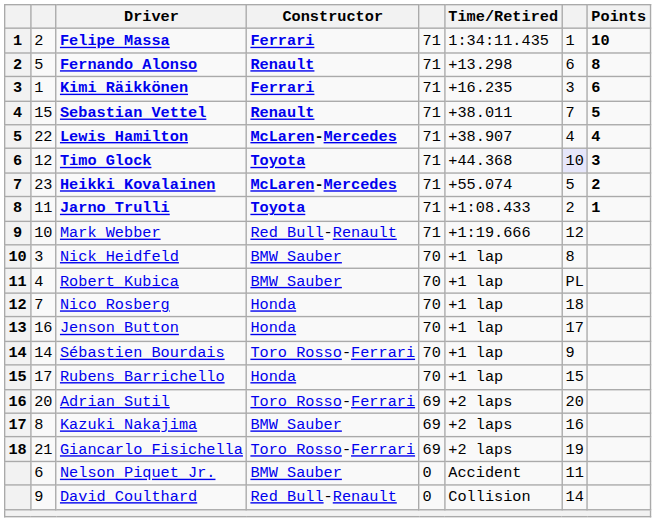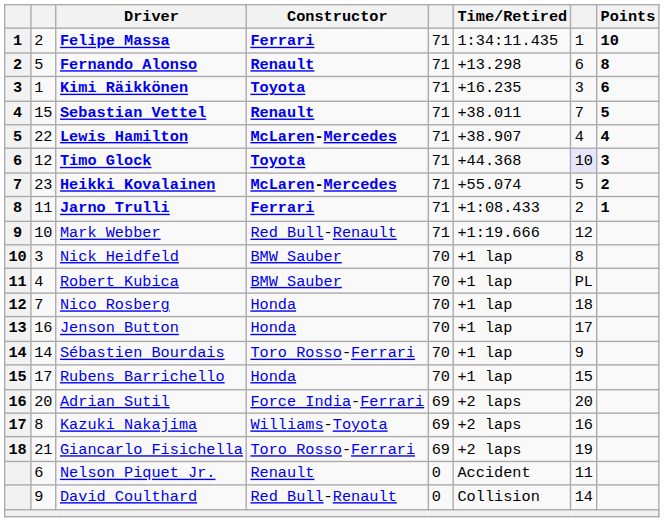(282, 89) Ferrari -> (278, 89) Toyota
(278, 209) Toyota -> (282, 209) Ferrari
(333, 401) Toro Rosso-Ferrari -> (337, 401) Force India-Ferrari
(296, 425) BMW Sauber -> (319, 425) Williams-Toyota
(296, 473) BMW Sauber -> (282, 473) Renault
